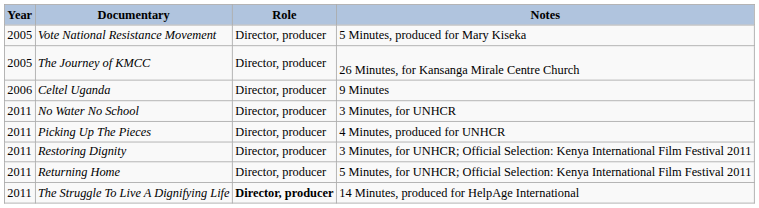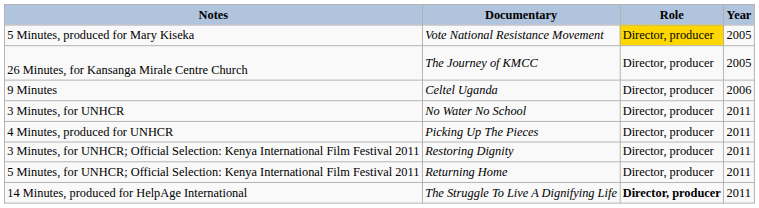columns swapped: (20, 15) <-> (545, 15)
(281, 35) no background -> (668, 35) gold background
